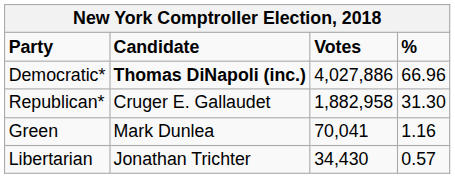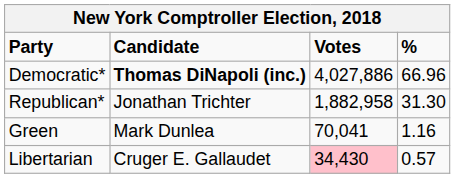(192, 103) Cruger E. Gallaudet -> (182, 103) Jonathan Trichter
(182, 159) Jonathan Trichter -> (192, 159) Cruger E. Gallaudet
(341, 159) no background -> (341, 159) pink background
